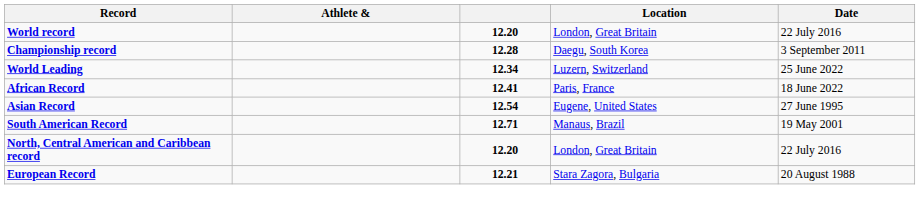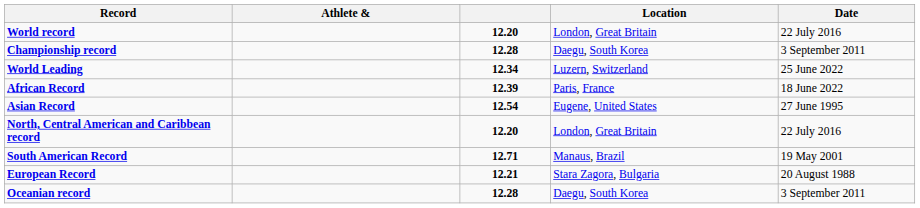(505, 87) 12.41 -> (505, 87) 12.39
rows swapped: (109, 149) <-> (67, 124)
+ row: (49, 193)
